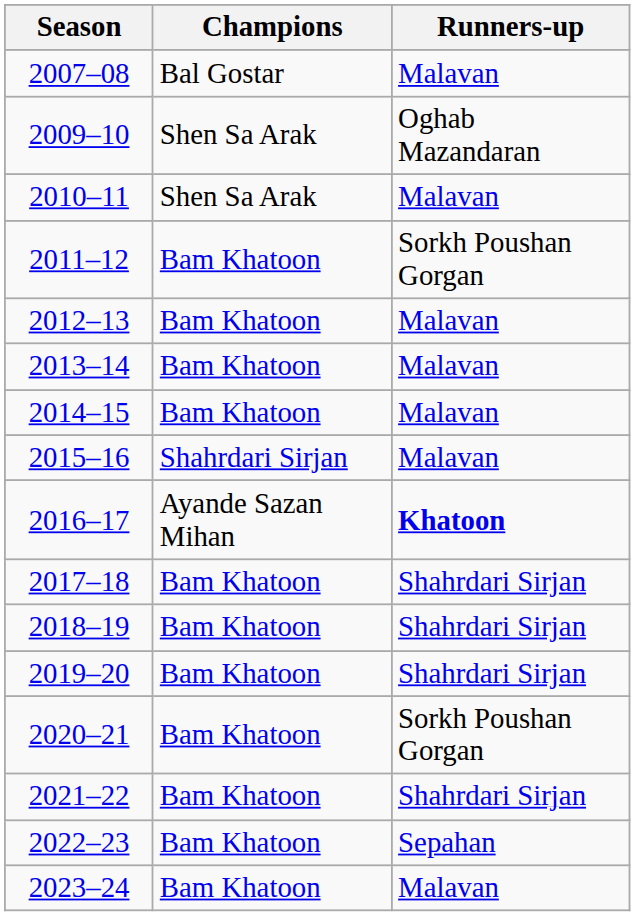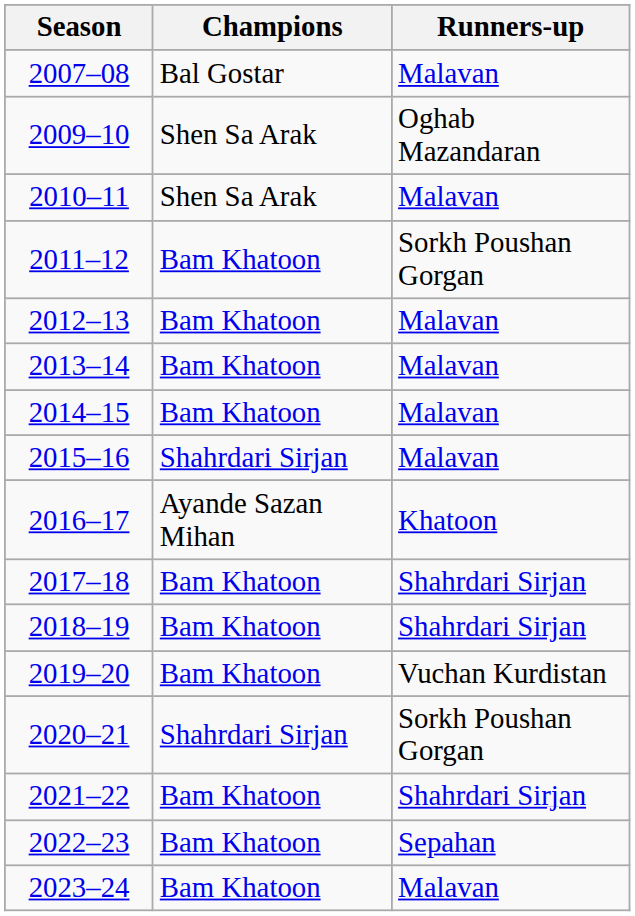(452, 519) bold -> (448, 519) normal
(492, 672) Shahrdari Sirjan -> (502, 672) Vuchan Kurdistan
(240, 734) Bam Khatoon -> (254, 734) Shahrdari Sirjan
